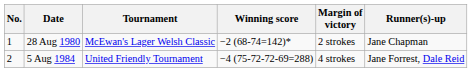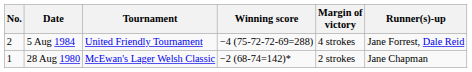rows swapped: (53, 42) <-> (51, 59)
